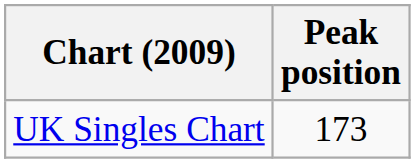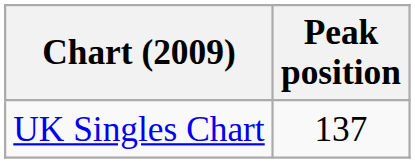(341, 128) 173 -> (341, 128) 137
